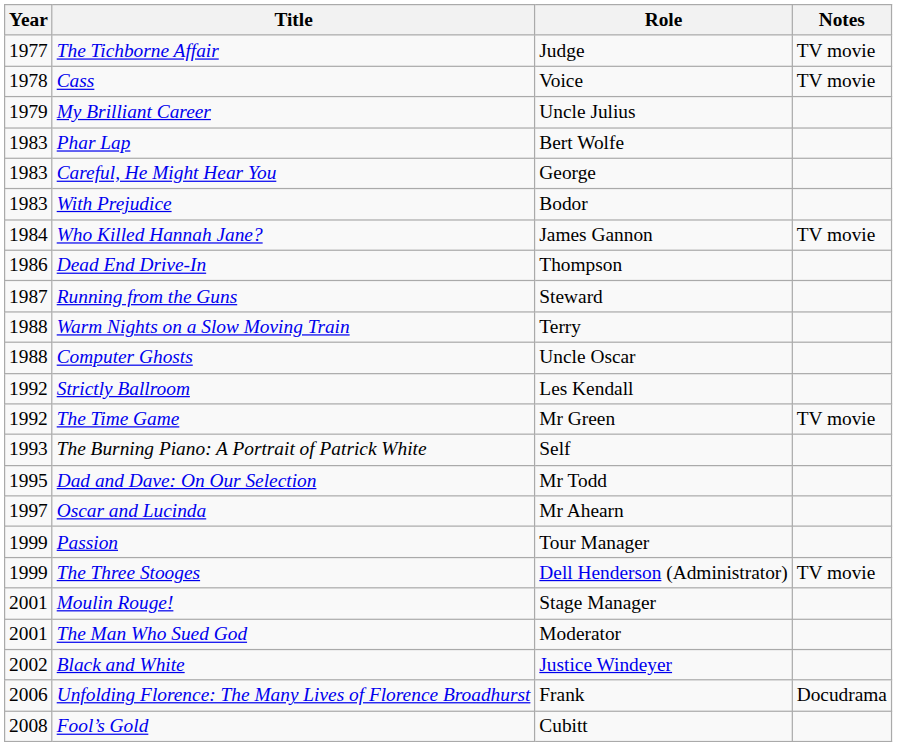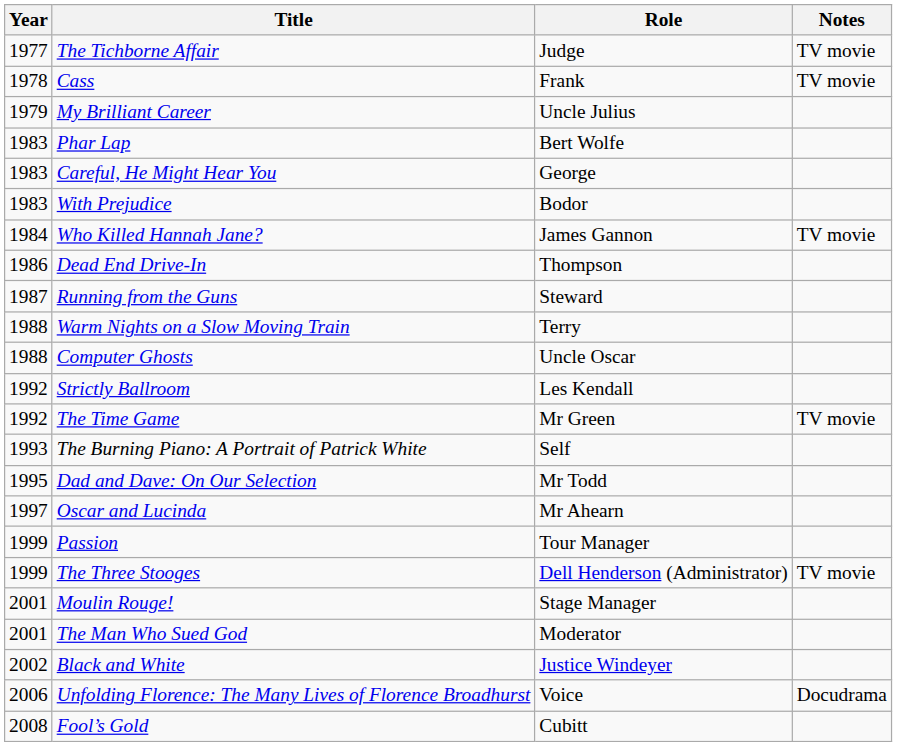(561, 81) Voice -> (562, 81) Frank
(562, 695) Frank -> (561, 695) Voice
